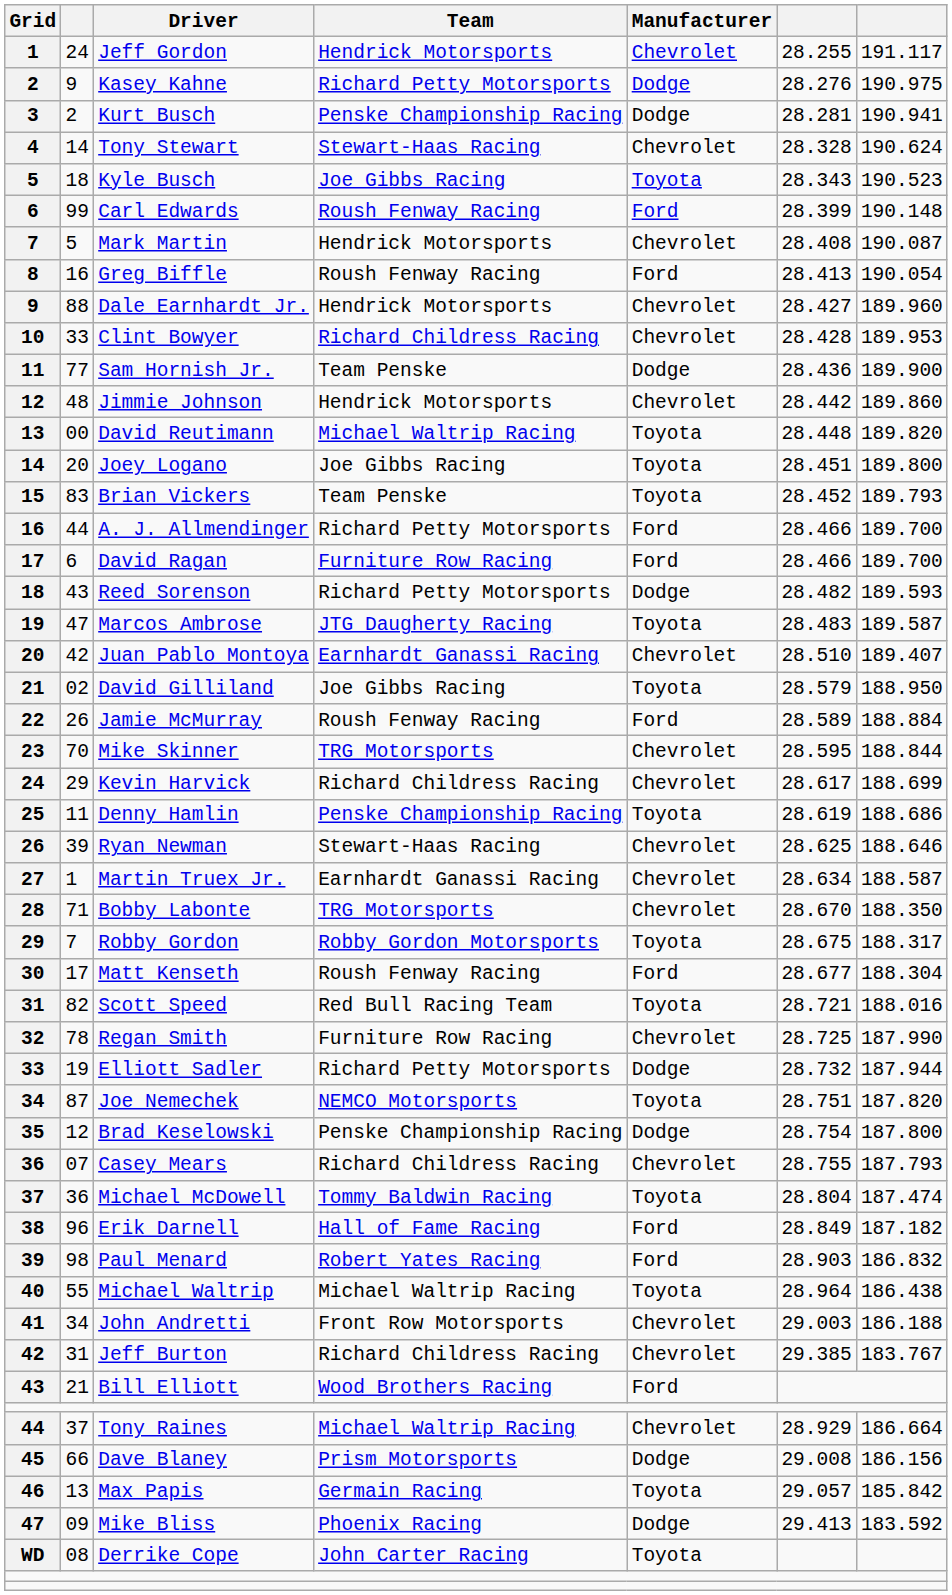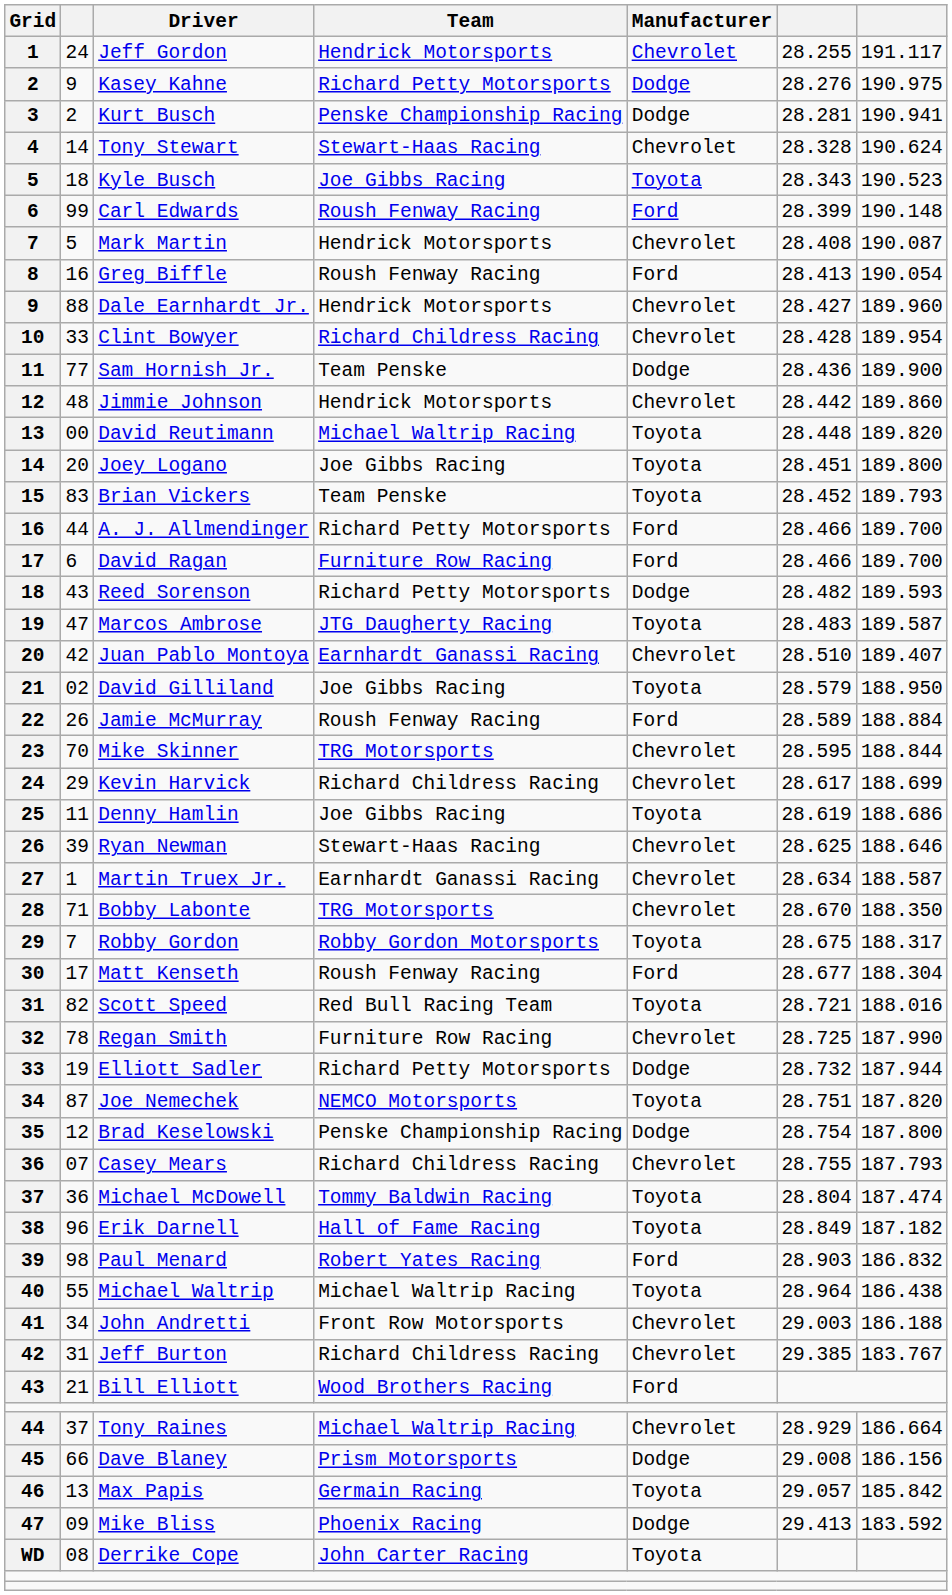(902, 338) 189.953 -> (902, 338) 189.954
(470, 815) Penske Championship Racing -> (412, 815) Joe Gibbs Racing
(655, 1228) Ford -> (667, 1228) Toyota
